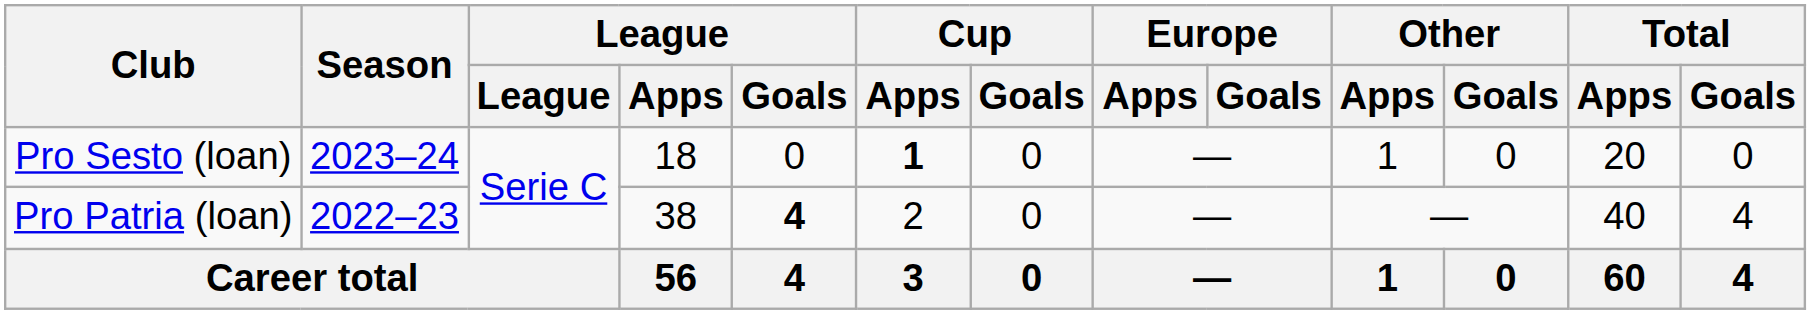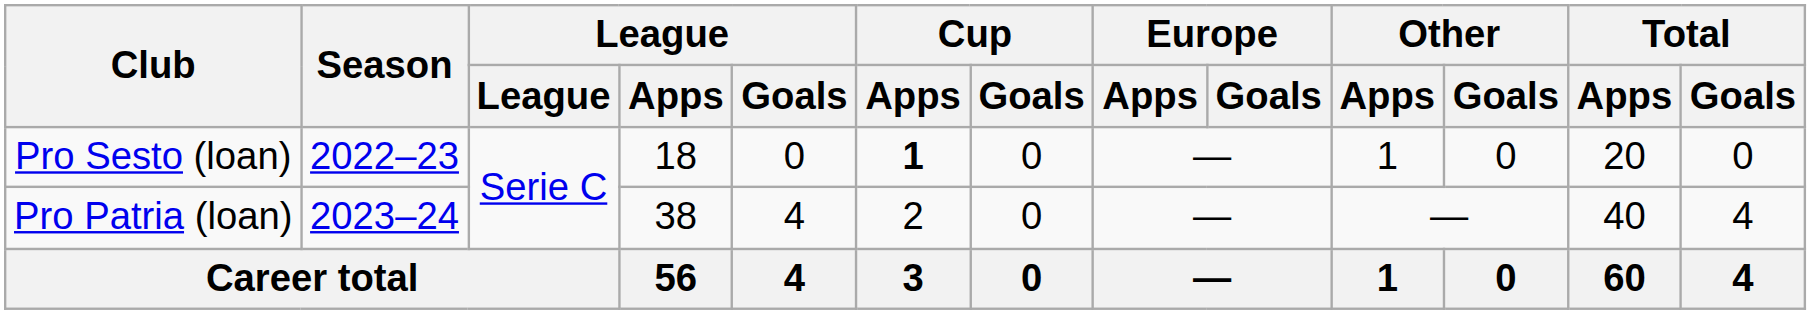(385, 156) 2023–24 -> (385, 156) 2022–23
(385, 216) 2022–23 -> (385, 216) 2023–24
(794, 216) bold -> (794, 216) normal
